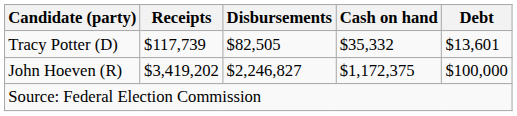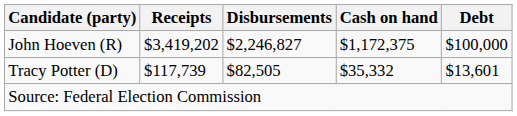rows swapped: (65, 70) <-> (63, 44)
